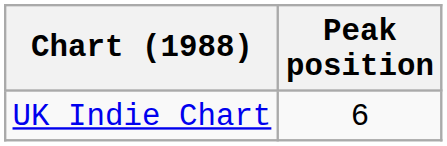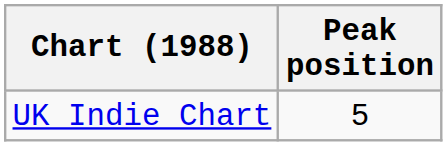(360, 116) 6 -> (360, 116) 5
